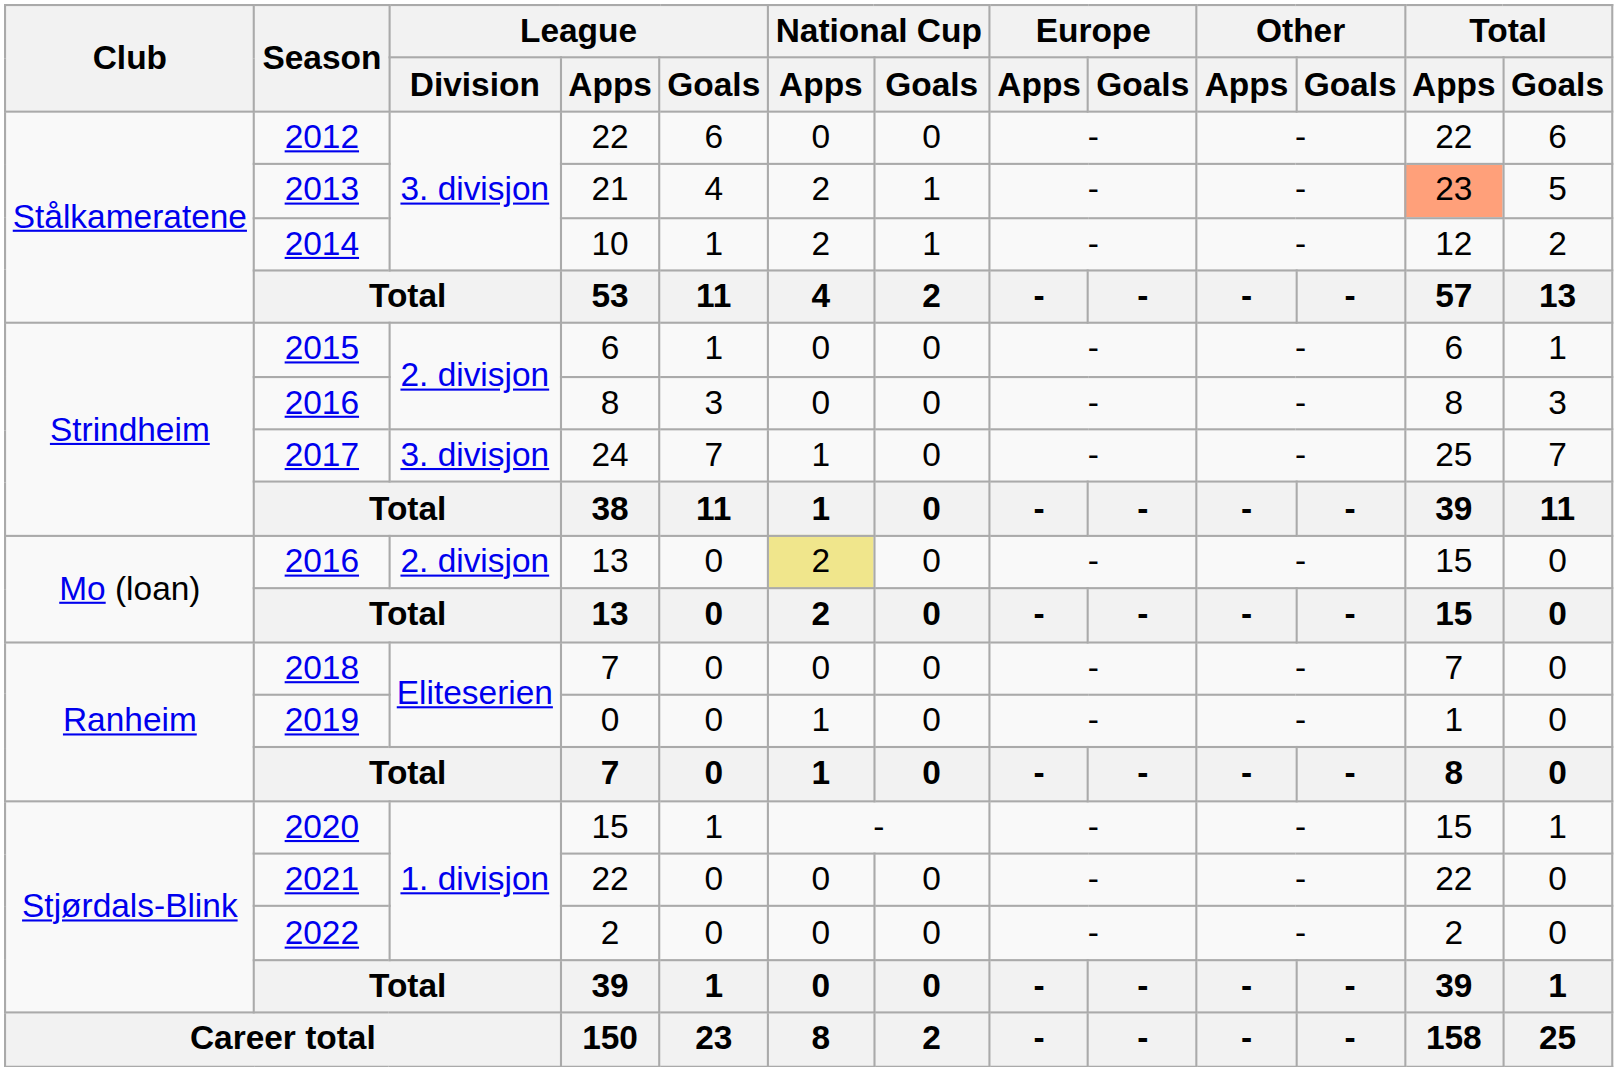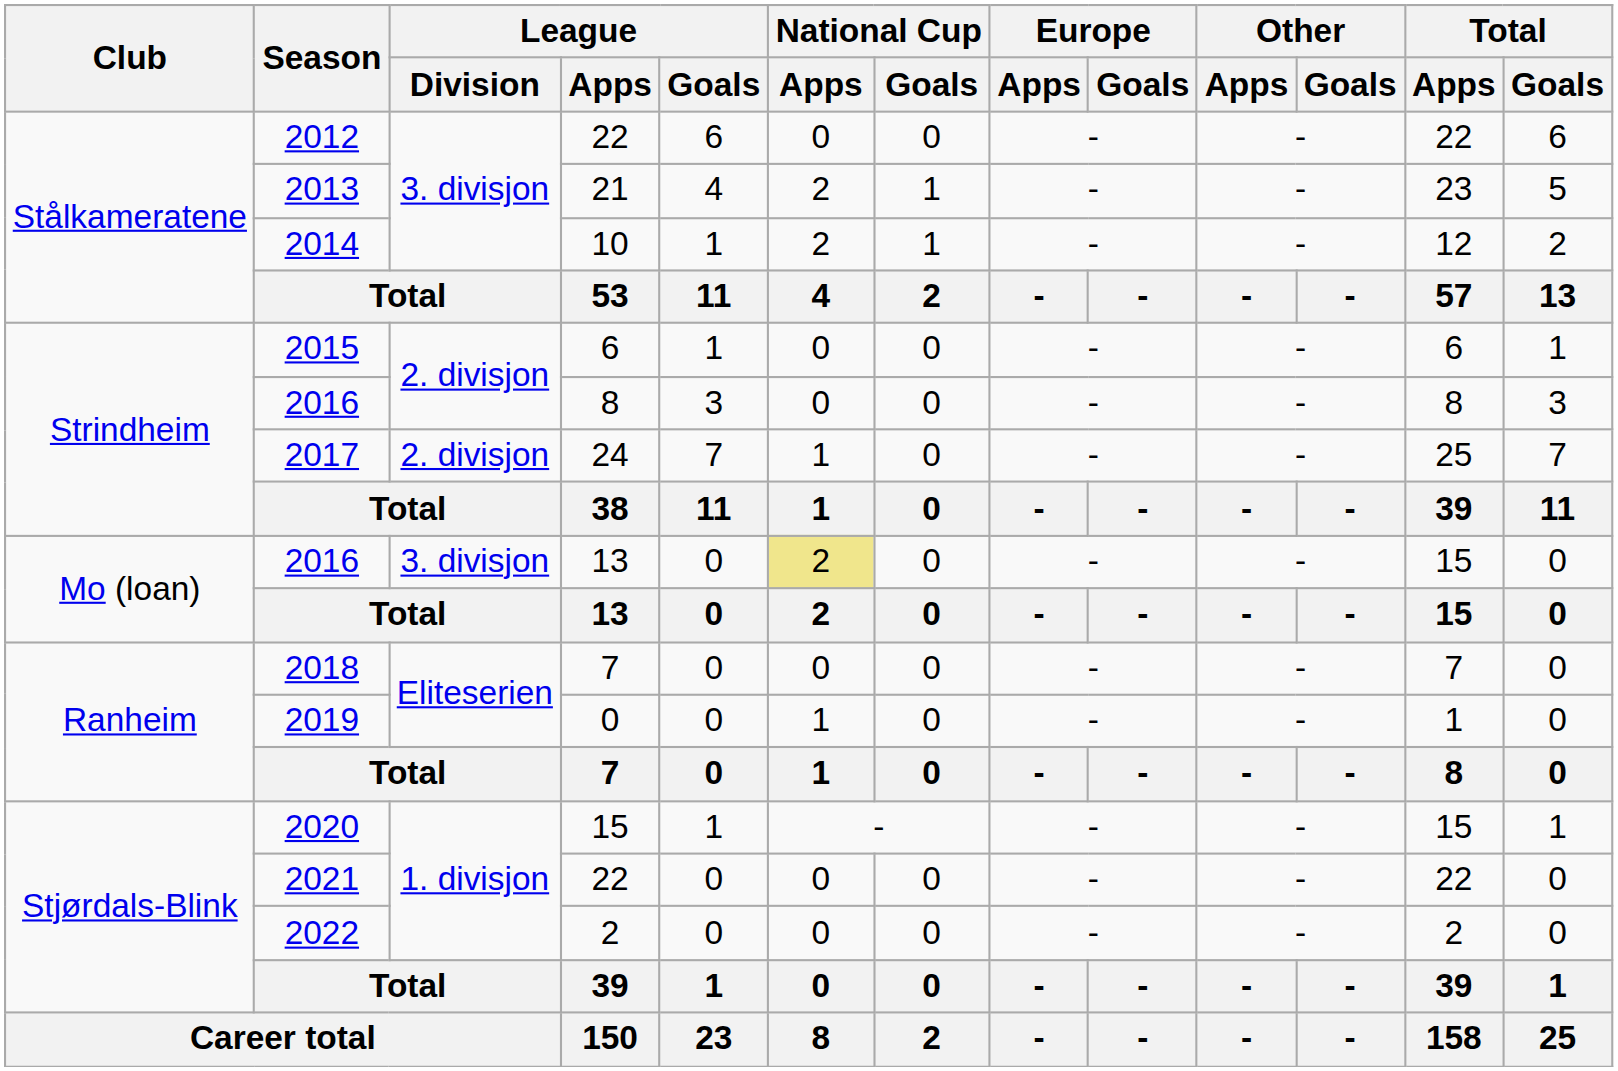(1454, 190) lightsalmon background -> (1454, 190) no background
(475, 455) 3. divisjon -> (475, 455) 2. divisjon
(475, 561) 2. divisjon -> (475, 561) 3. divisjon
